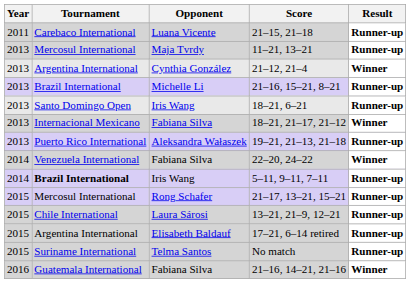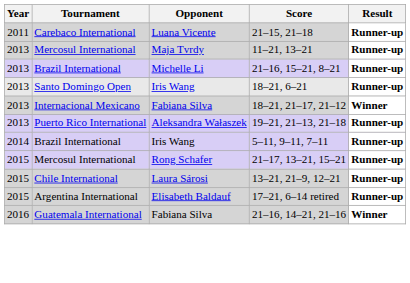- row: (280, 68)
- row: (282, 160)
(82, 178) bold -> (78, 142) normal
- row: (274, 251)
